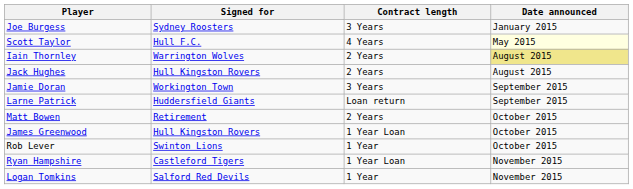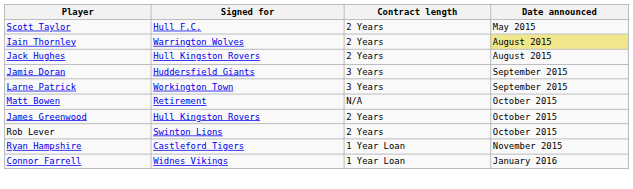- row: (36, 26)
(365, 41) 4 Years -> (365, 26) 2 Years
(514, 41) lightyellow background -> (514, 26) no background
(193, 86) Workington Town -> (204, 71) Huddersfield Giants
(204, 101) Huddersfield Giants -> (193, 86) Workington Town
(376, 101) Loan return -> (365, 86) 3 Years
(365, 116) 2 Years -> (354, 101) N/A
(376, 131) 1 Year Loan -> (365, 116) 2 Years
(362, 146) 1 Year -> (365, 131) 2 Years
- row: (41, 176)
+ row: (44, 161)
